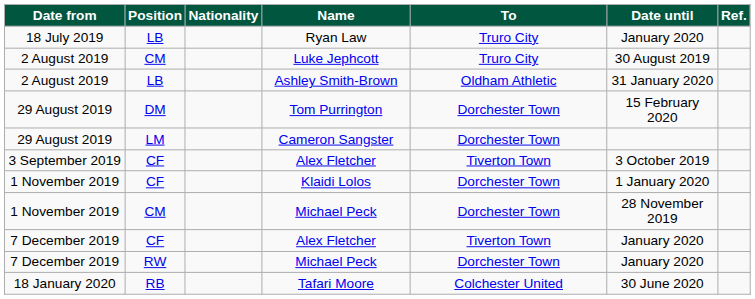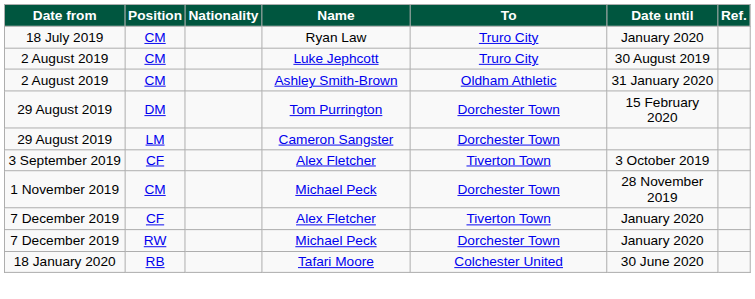(155, 37) LB -> (155, 37) CM
(155, 81) LB -> (155, 81) CM
- row: (65, 182)
